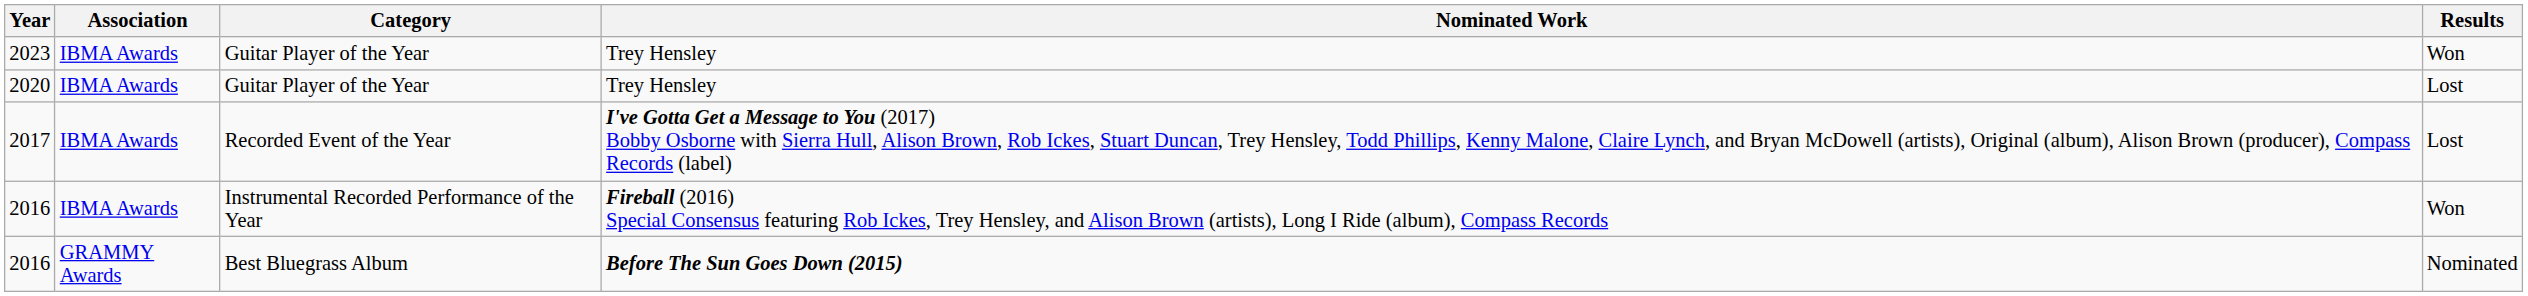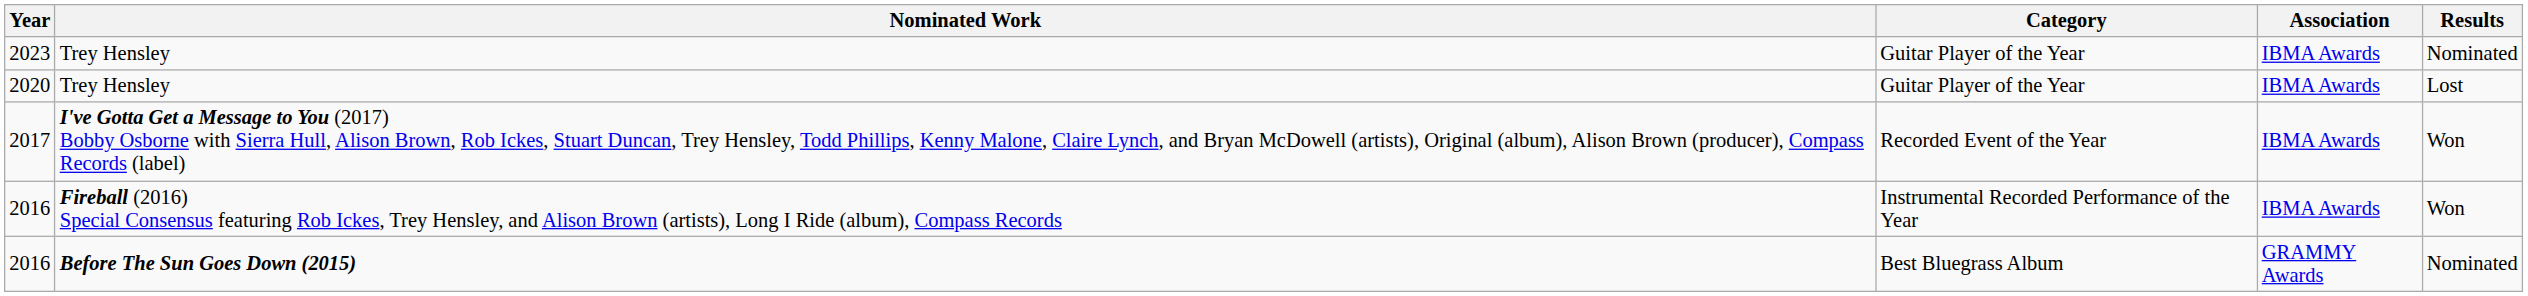columns swapped: (138, 20) <-> (1512, 20)
(2446, 53) Won -> (2472, 53) Nominated
(2445, 141) Lost -> (2446, 141) Won
